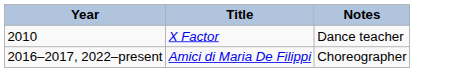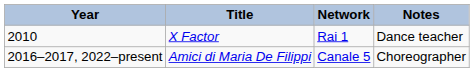+ column: (344, 15)
